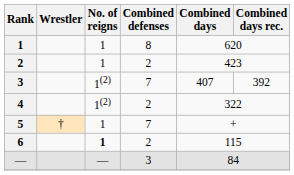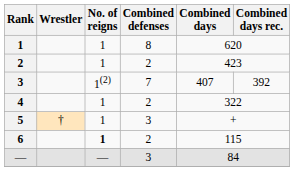(103, 104) 1(2) -> (103, 102) 1
(148, 124) 7 -> (148, 121) 3
